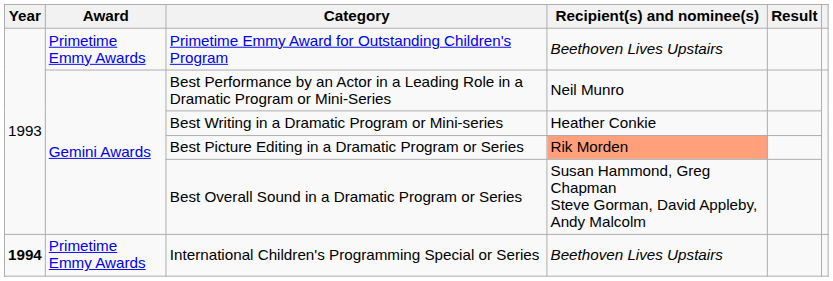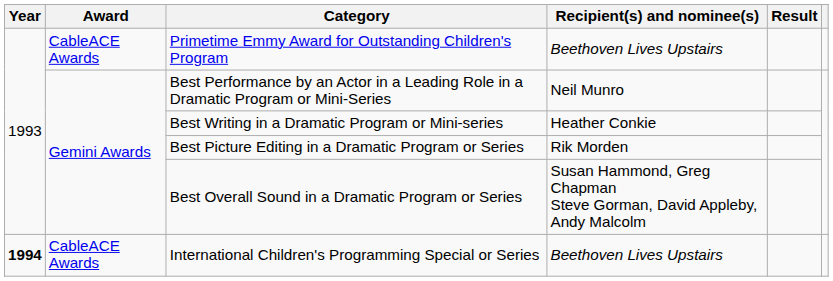(97, 49) Primetime Emmy Awards -> (84, 49) CableACE Awards
(589, 147) lightsalmon background -> (589, 147) no background
(97, 255) Primetime Emmy Awards -> (84, 255) CableACE Awards
